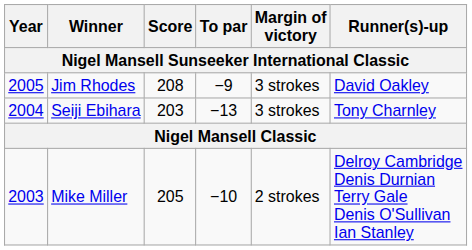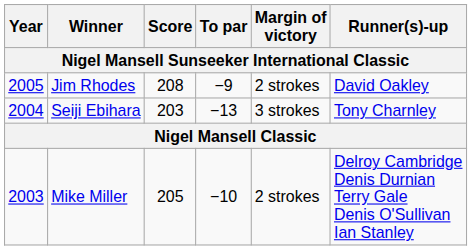(287, 86) 3 strokes -> (287, 86) 2 strokes
